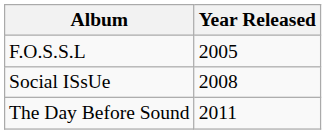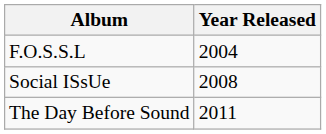(218, 50) 2005 -> (218, 50) 2004
